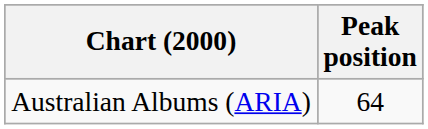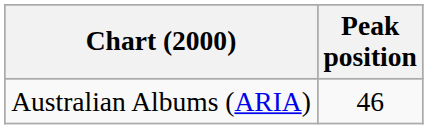(370, 100) 64 -> (370, 100) 46
